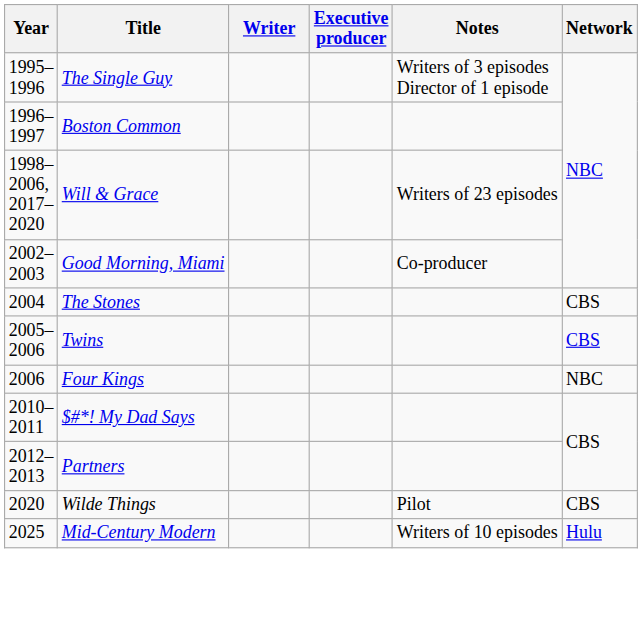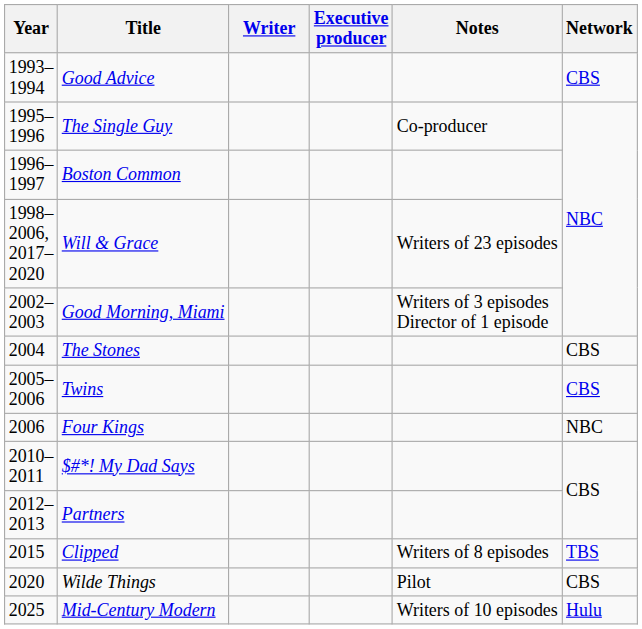+ row: (108, 77)
(473, 77) Writers of 3 episodes Director of 1 episode -> (442, 125) Co-producer
(442, 263) Co-producer -> (473, 312) Writers of 3 episodes Director of 1 episode
+ row: (90, 553)
